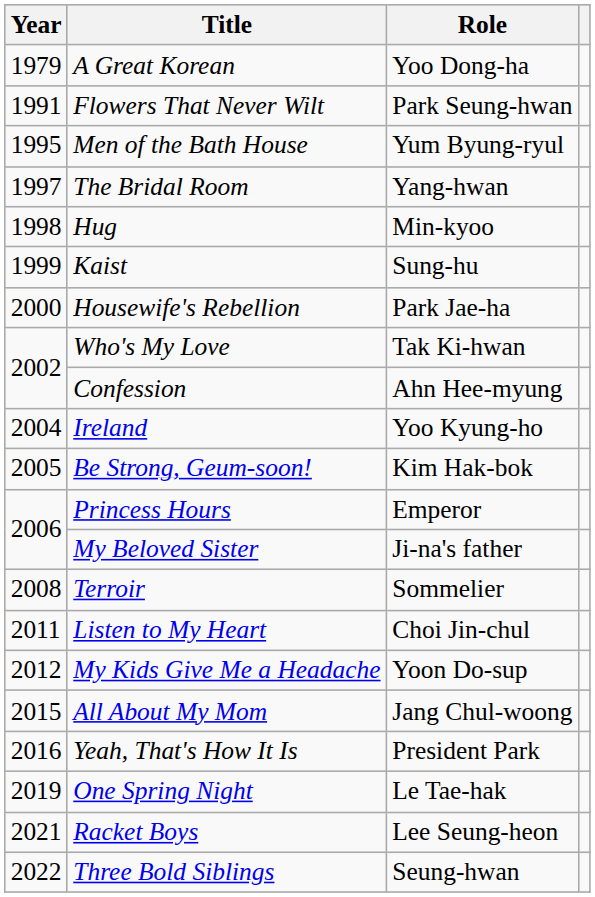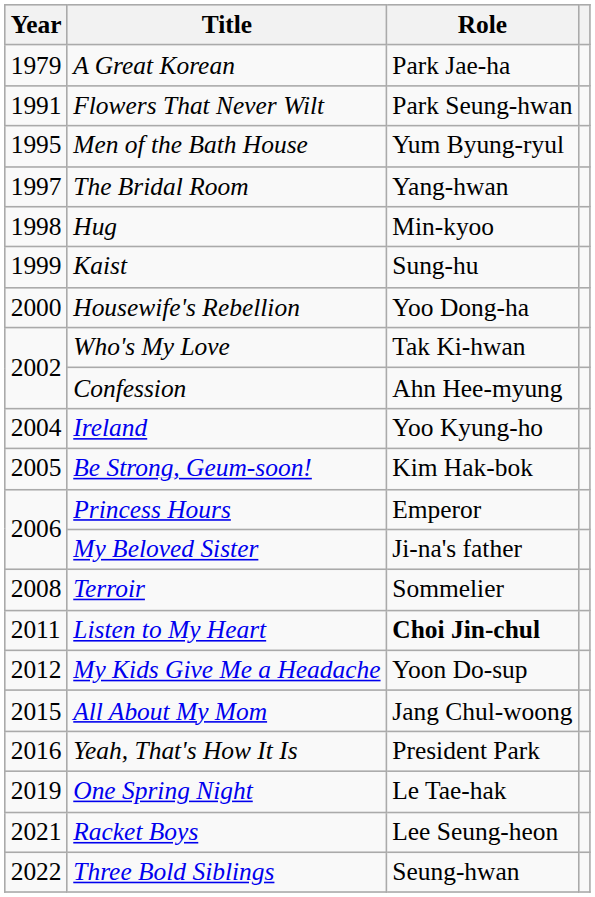(461, 65) Yoo Dong-ha -> (451, 65) Park Jae-ha
(451, 307) Park Jae-ha -> (461, 307) Yoo Dong-ha
(461, 629) normal -> (466, 629) bold
